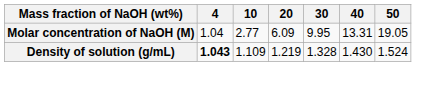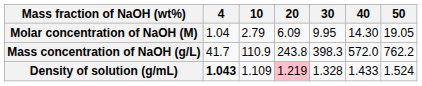(247, 33) 2.77 -> (253, 33) 2.79
(357, 33) 13.31 -> (363, 33) 14.30
+ row: (104, 52)
(286, 52) no background -> (292, 71) pink background
(357, 52) 1.430 -> (363, 71) 1.433
